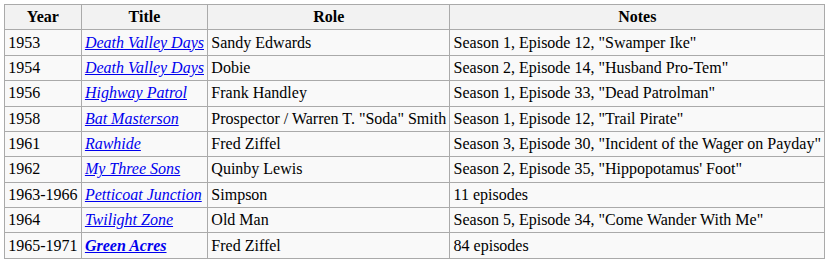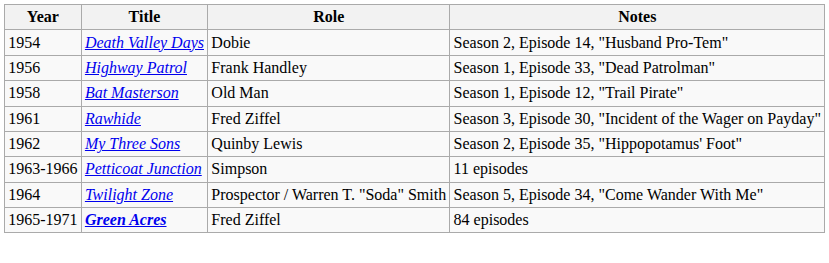- row: (575, 42)
(329, 118) Prospector / Warren T. "Soda" Smith -> (240, 93) Old Man
(240, 220) Old Man -> (329, 194) Prospector / Warren T. "Soda" Smith
